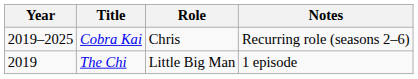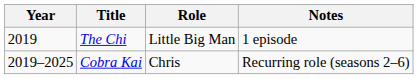rows swapped: (103, 62) <-> (111, 39)
